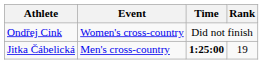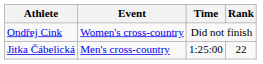(207, 50) bold -> (206, 50) normal
(242, 50) 19 -> (241, 50) 22
